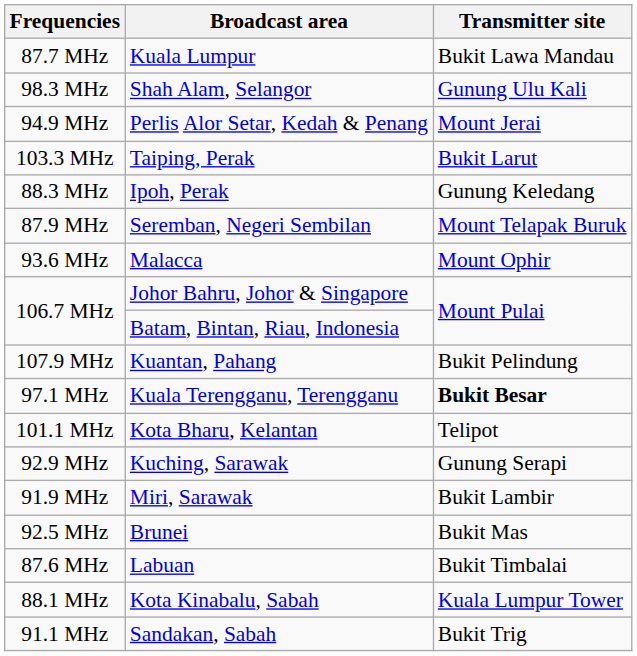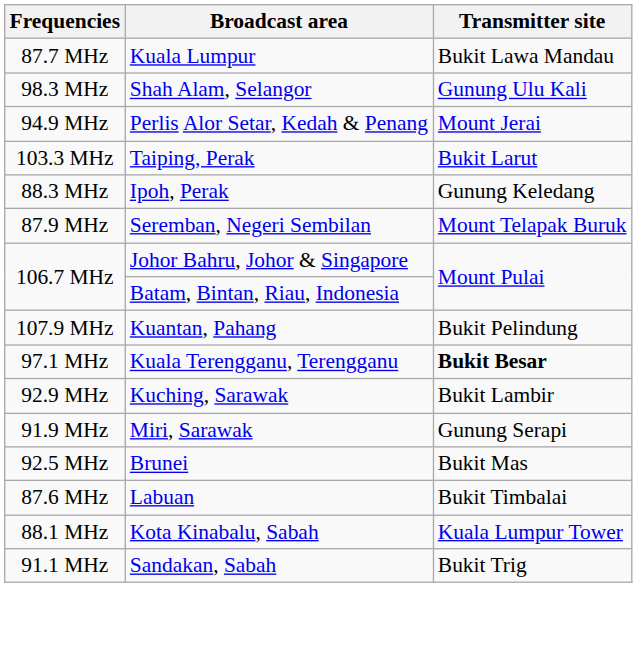- row: (166, 259)
- row: (224, 429)
(502, 463) Gunung Serapi -> (496, 395) Bukit Lambir
(496, 497) Bukit Lambir -> (502, 429) Gunung Serapi
